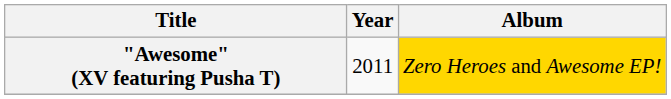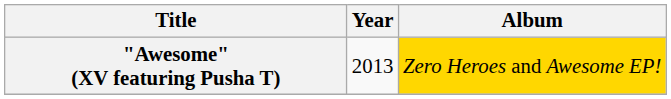(373, 65) 2011 -> (373, 65) 2013
